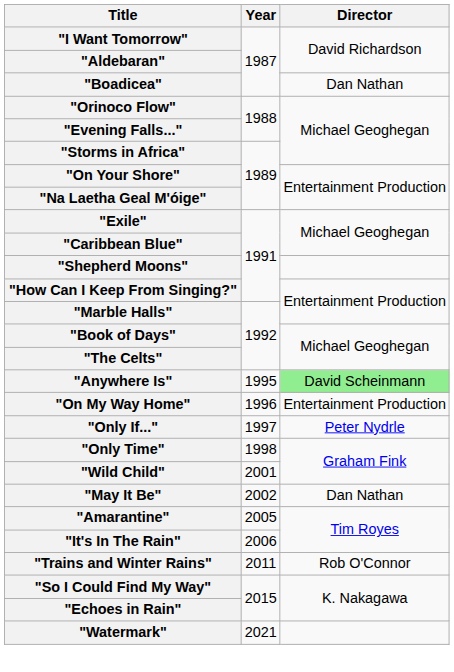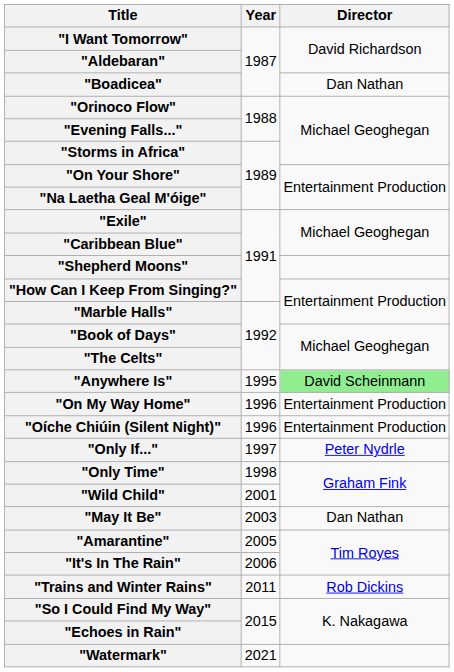+ row: (123, 426)
(261, 495) 2002 -> (261, 518) 2003
(365, 564) Rob O'Connor -> (365, 586) Rob Dickins
